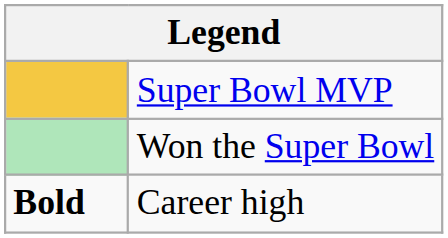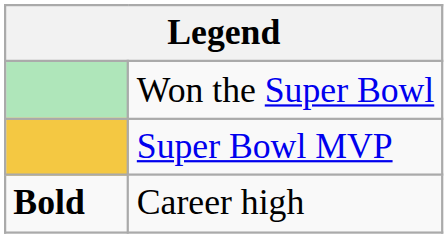rows swapped: (265, 89) <-> (286, 145)
